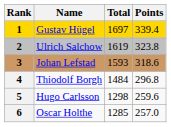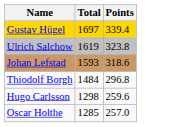- column: (19, 12)
